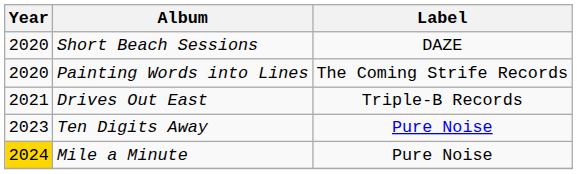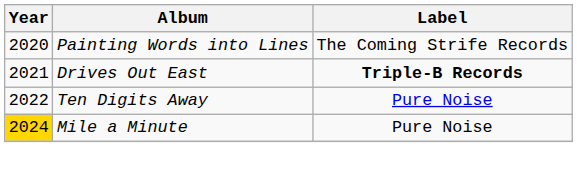- row: (158, 46)
(442, 100) normal -> (442, 73) bold
(29, 128) 2023 -> (29, 100) 2022
